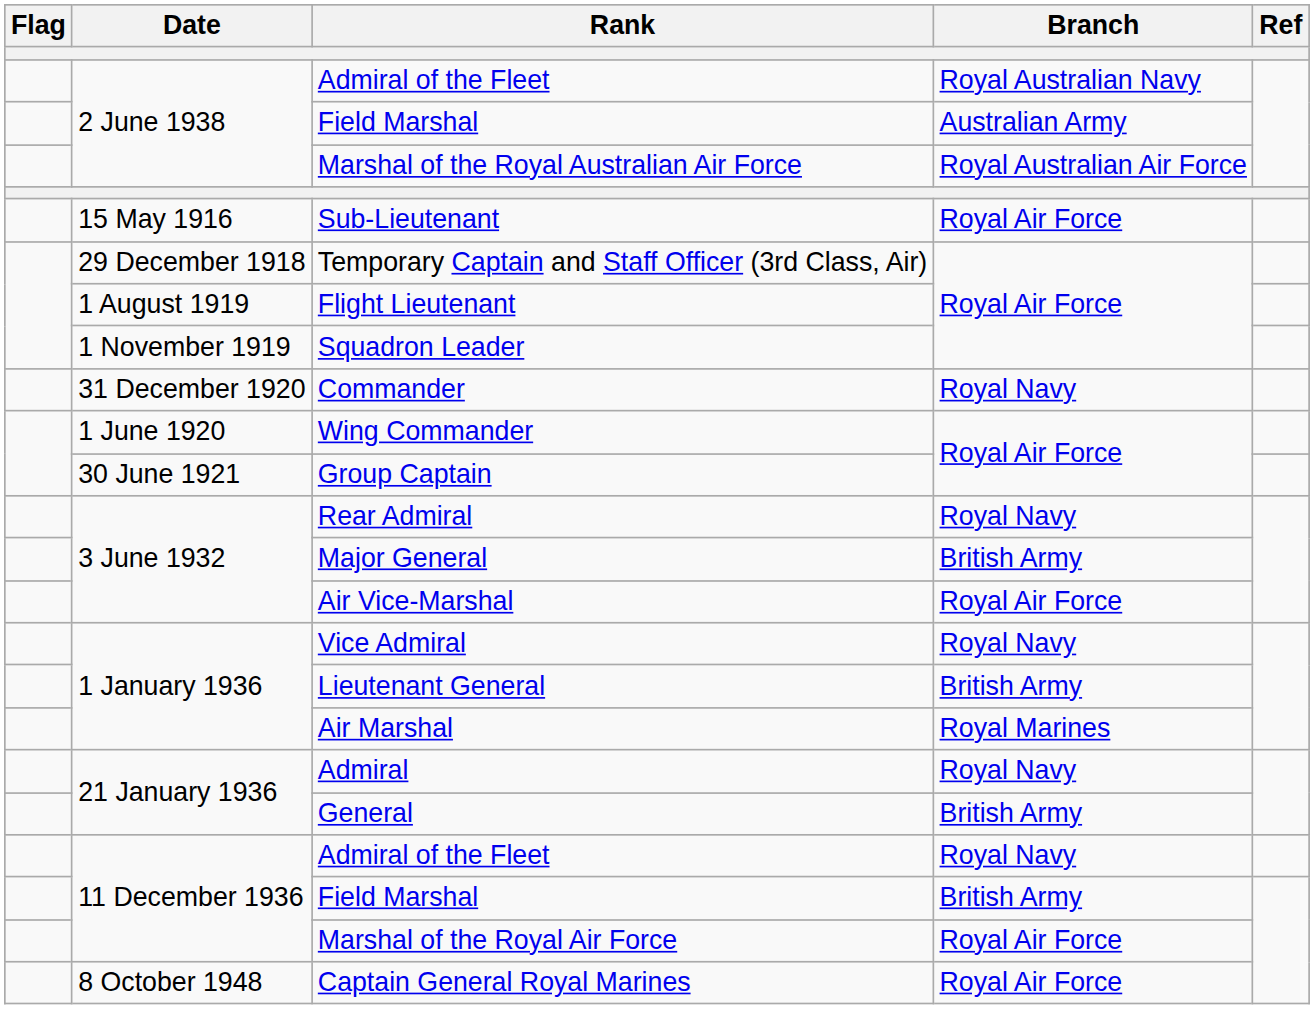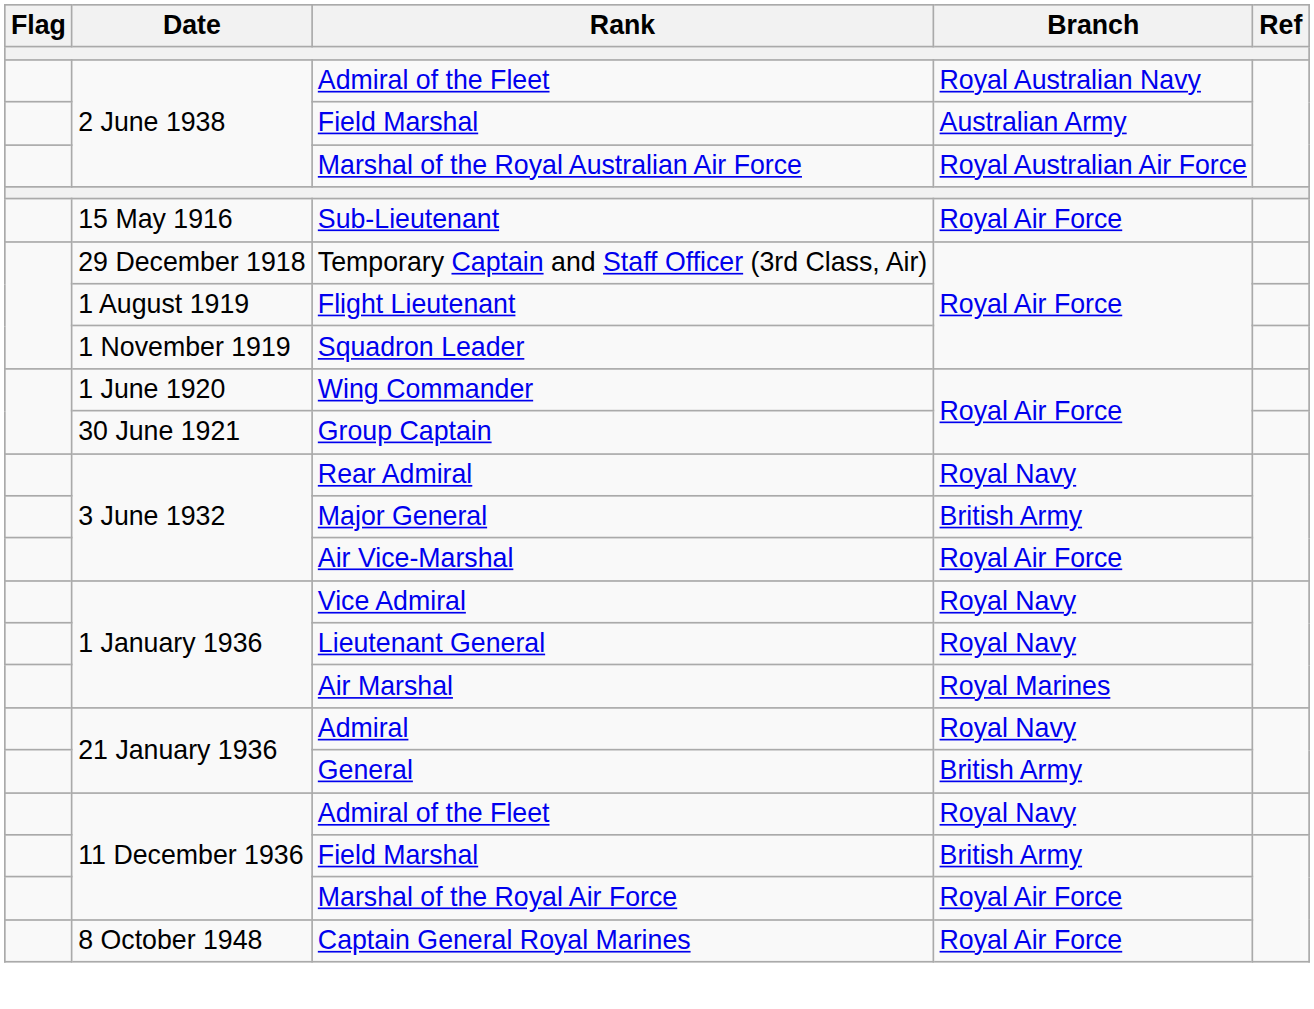- row: (192, 389)
(1011, 685) British Army -> (1008, 643) Royal Navy
